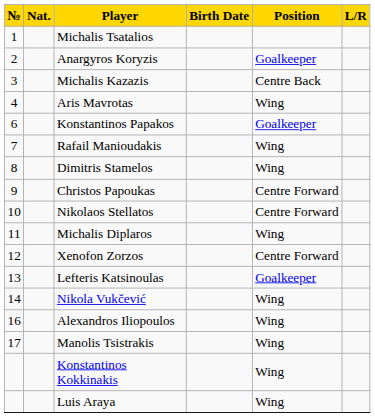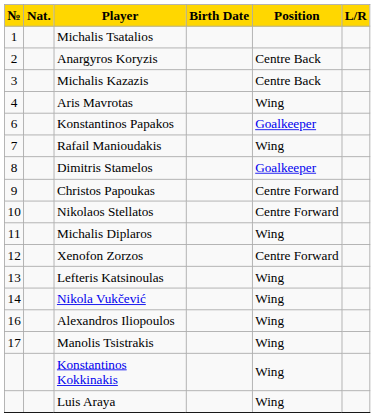(286, 59) Goalkeeper -> (288, 59) Centre Back
(270, 168) Wing -> (286, 168) Goalkeeper
(286, 277) Goalkeeper -> (270, 277) Wing
